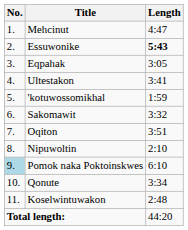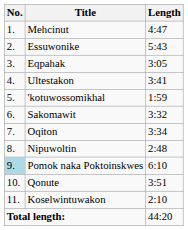(158, 47) bold -> (158, 47) normal
(158, 132) 3:51 -> (158, 132) 3:34
(158, 149) 2:10 -> (158, 149) 2:48
(158, 183) 3:34 -> (158, 183) 3:51
(158, 200) 2:48 -> (158, 200) 2:10
